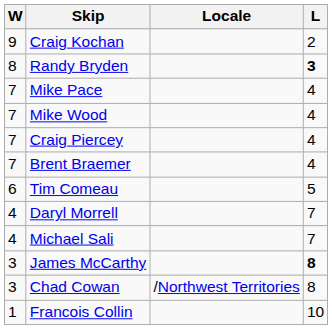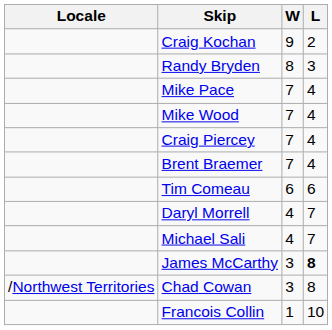columns swapped: (227, 16) <-> (15, 16)
(311, 66) bold -> (311, 66) normal
(311, 189) 5 -> (311, 189) 6
